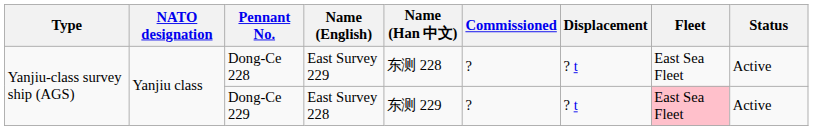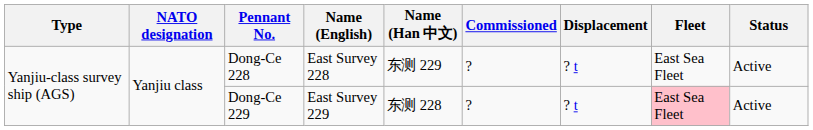(342, 66) East Survey 229 -> (342, 66) East Survey 228
(414, 65) 东测 228 -> (414, 65) 东测 229
(342, 105) East Survey 228 -> (342, 105) East Survey 229
(414, 105) 东测 229 -> (414, 105) 东测 228
